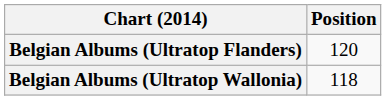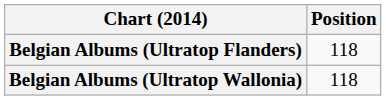(344, 49) 120 -> (344, 49) 118
